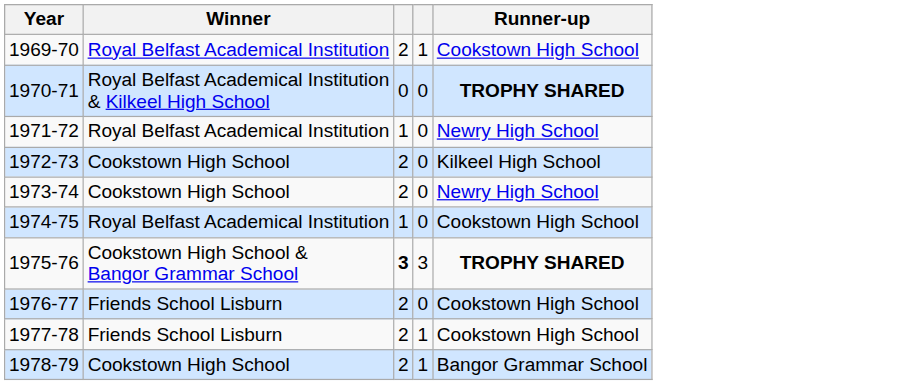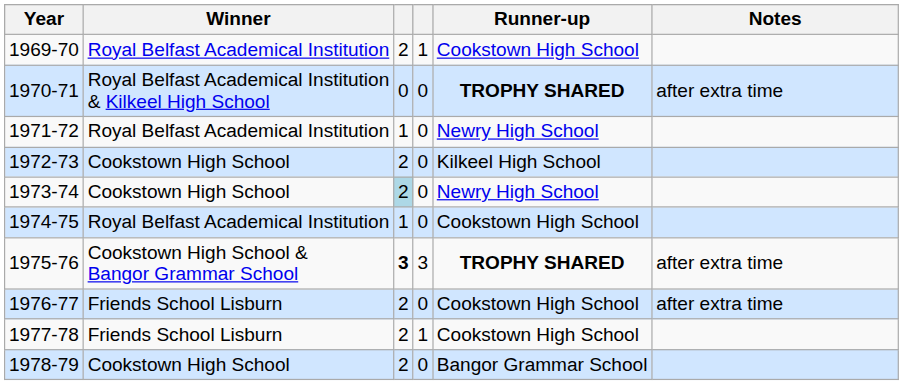+ column: (775, 19)
(403, 191) no background -> (403, 191) lightblue background
(423, 364) 1 -> (423, 364) 0
